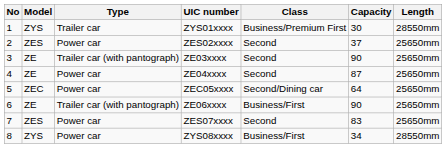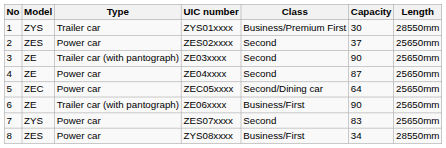(34, 120) ZES -> (34, 120) ZYS
(34, 136) ZYS -> (34, 136) ZES
